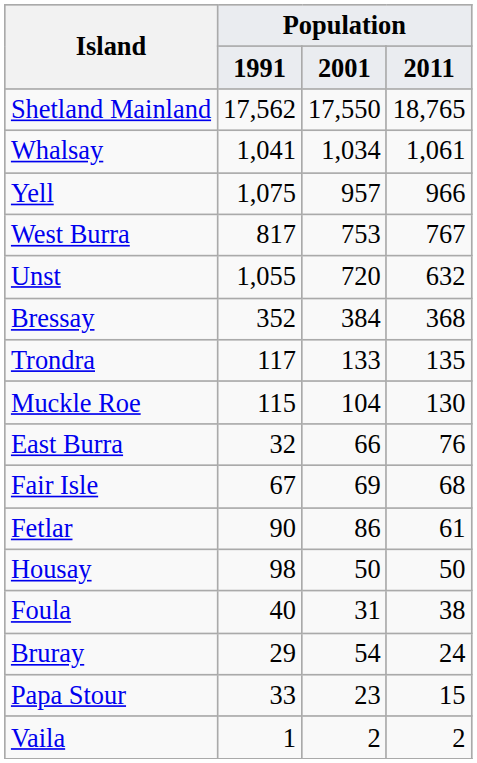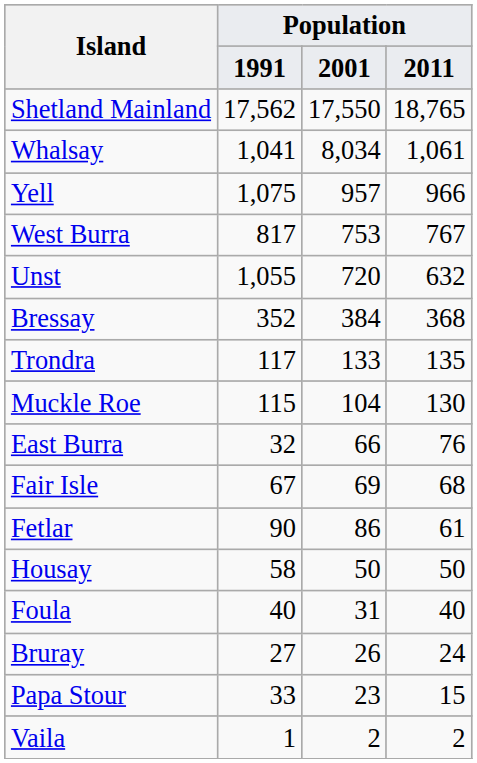(351, 151) 1,034 -> (351, 151) 8,034
(283, 569) 98 -> (283, 569) 58
(452, 611) 38 -> (452, 611) 40
(283, 653) 29 -> (283, 653) 27
(367, 653) 54 -> (367, 653) 26
